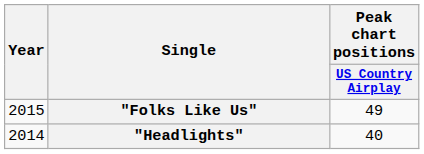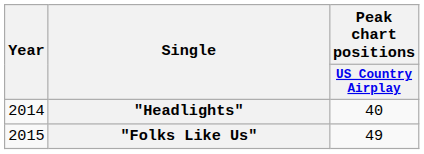rows swapped: (189, 136) <-> (189, 111)
